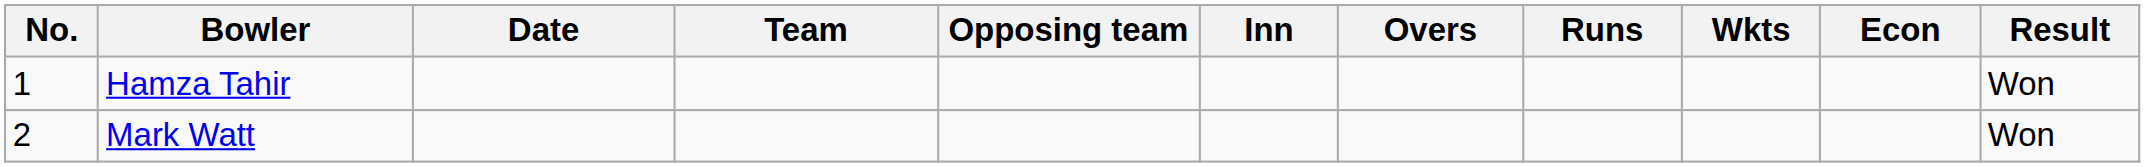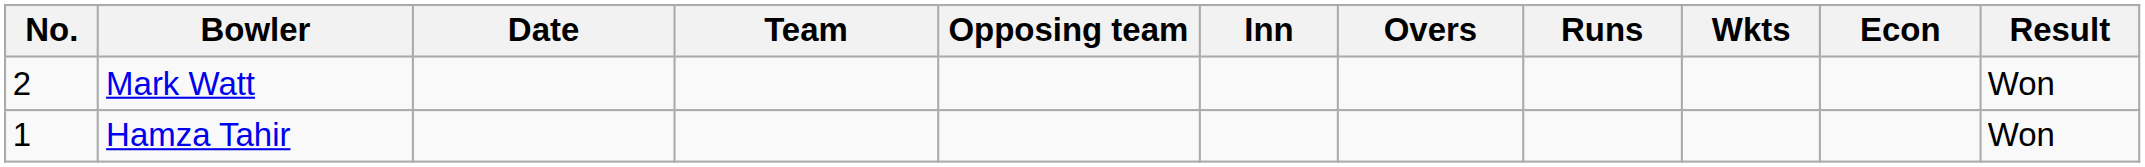rows swapped: (198, 82) <-> (181, 135)
